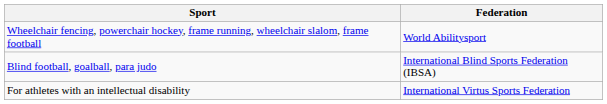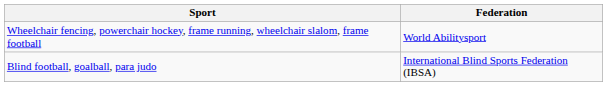- row: (98, 90)
